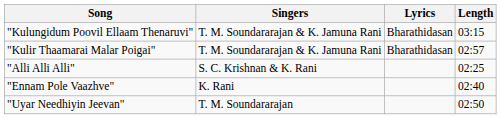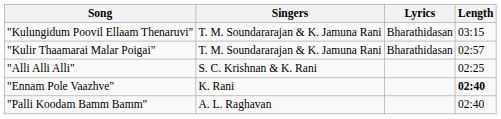(471, 86) normal -> (472, 86) bold
+ row: (77, 104)
- row: (66, 104)
